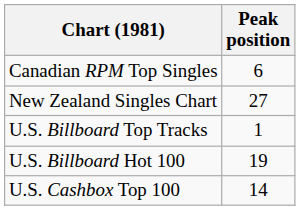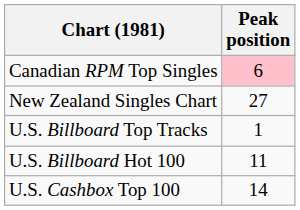(258, 70) no background -> (258, 70) pink background
(258, 160) 19 -> (258, 160) 11
